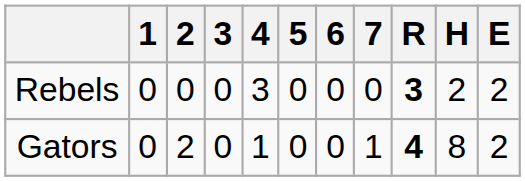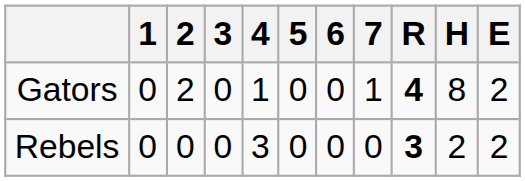rows swapped: (67, 90) <-> (67, 146)
